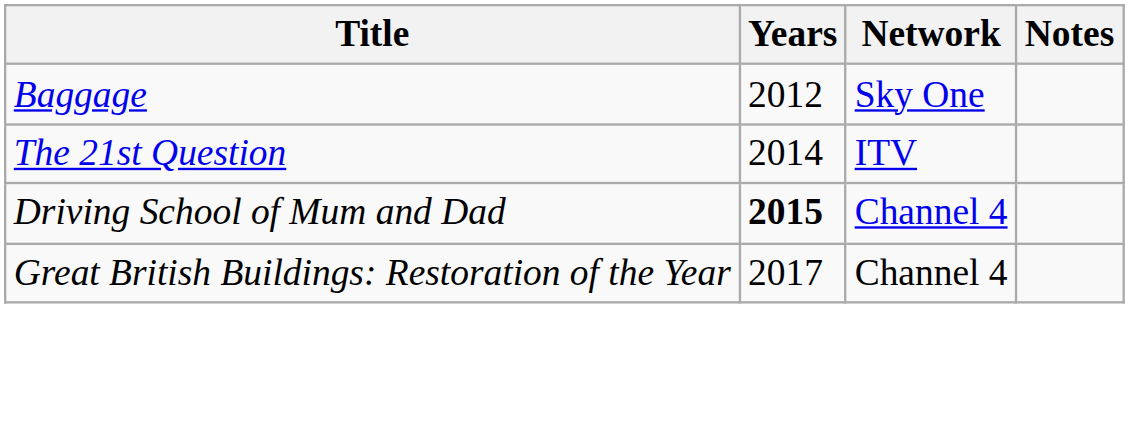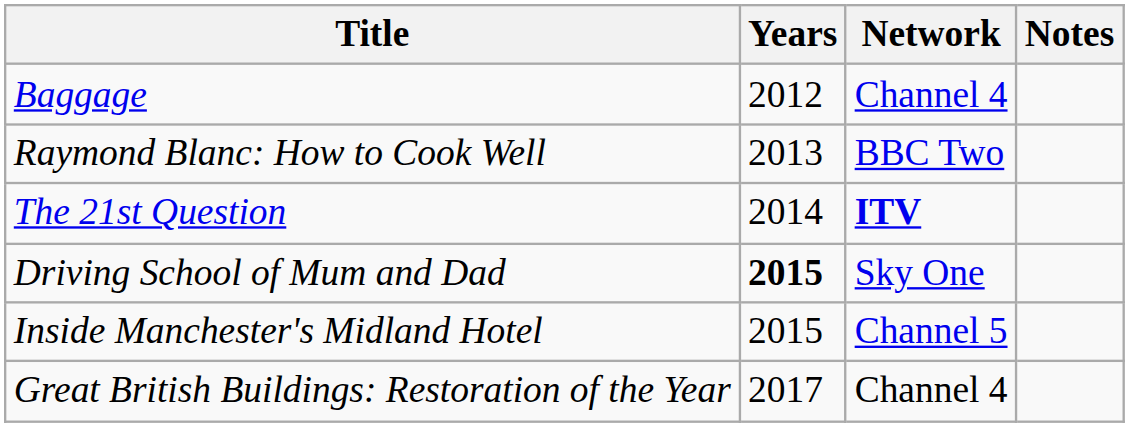(920, 93) Sky One -> (931, 93) Channel 4
+ row: (280, 152)
(886, 152) normal -> (888, 212) bold
(931, 212) Channel 4 -> (920, 271) Sky One
+ row: (278, 331)
